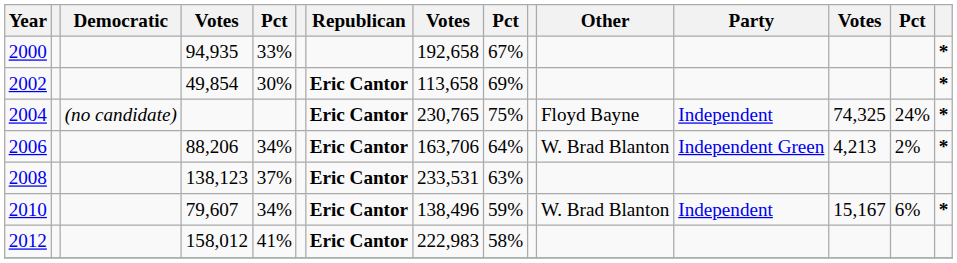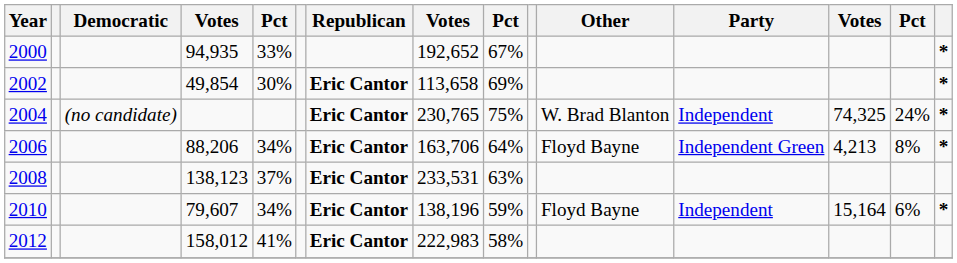(448, 51) 192,658 -> (448, 51) 192,652
(590, 115) Floyd Bayne -> (605, 115) W. Brad Blanton
(605, 146) W. Brad Blanton -> (590, 146) Floyd Bayne
(908, 146) 2% -> (908, 146) 8%
(448, 209) 138,496 -> (448, 209) 138,196
(605, 209) W. Brad Blanton -> (590, 209) Floyd Bayne
(860, 209) 15,167 -> (860, 209) 15,164
